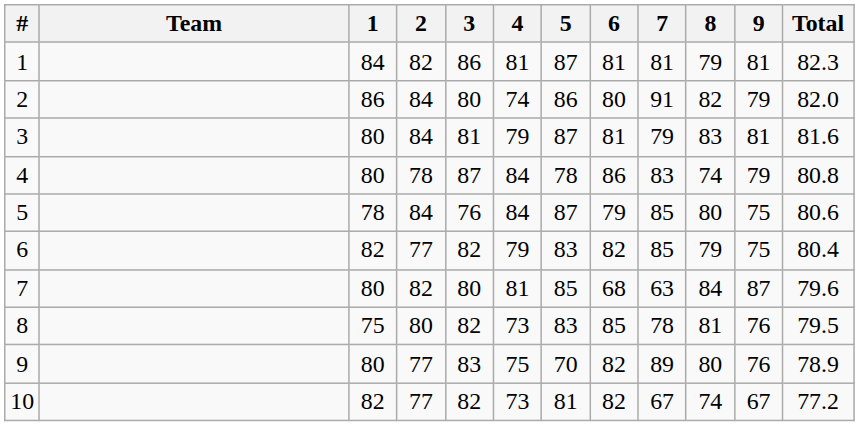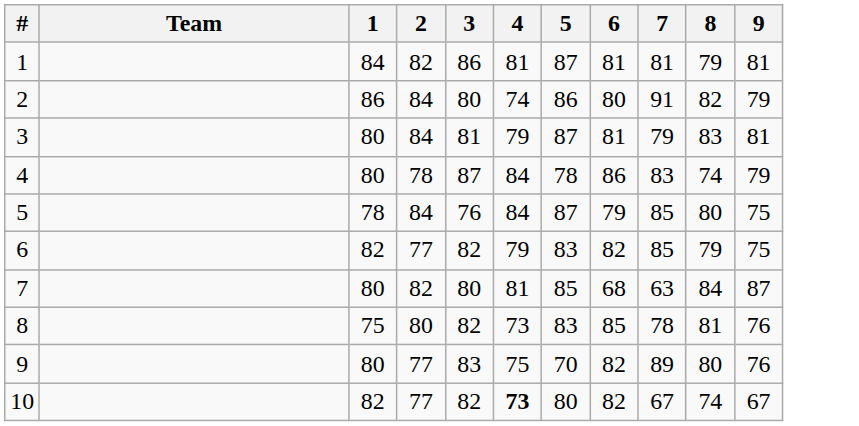- column: (818, 23)
(517, 401) normal -> (517, 401) bold
(566, 401) 81 -> (566, 401) 80
